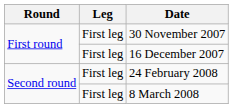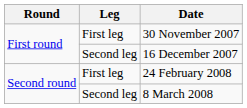(103, 53) First leg -> (110, 53) Second leg
(103, 93) First leg -> (110, 93) Second leg
